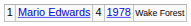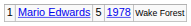(99, 13) 4 -> (99, 13) 5
